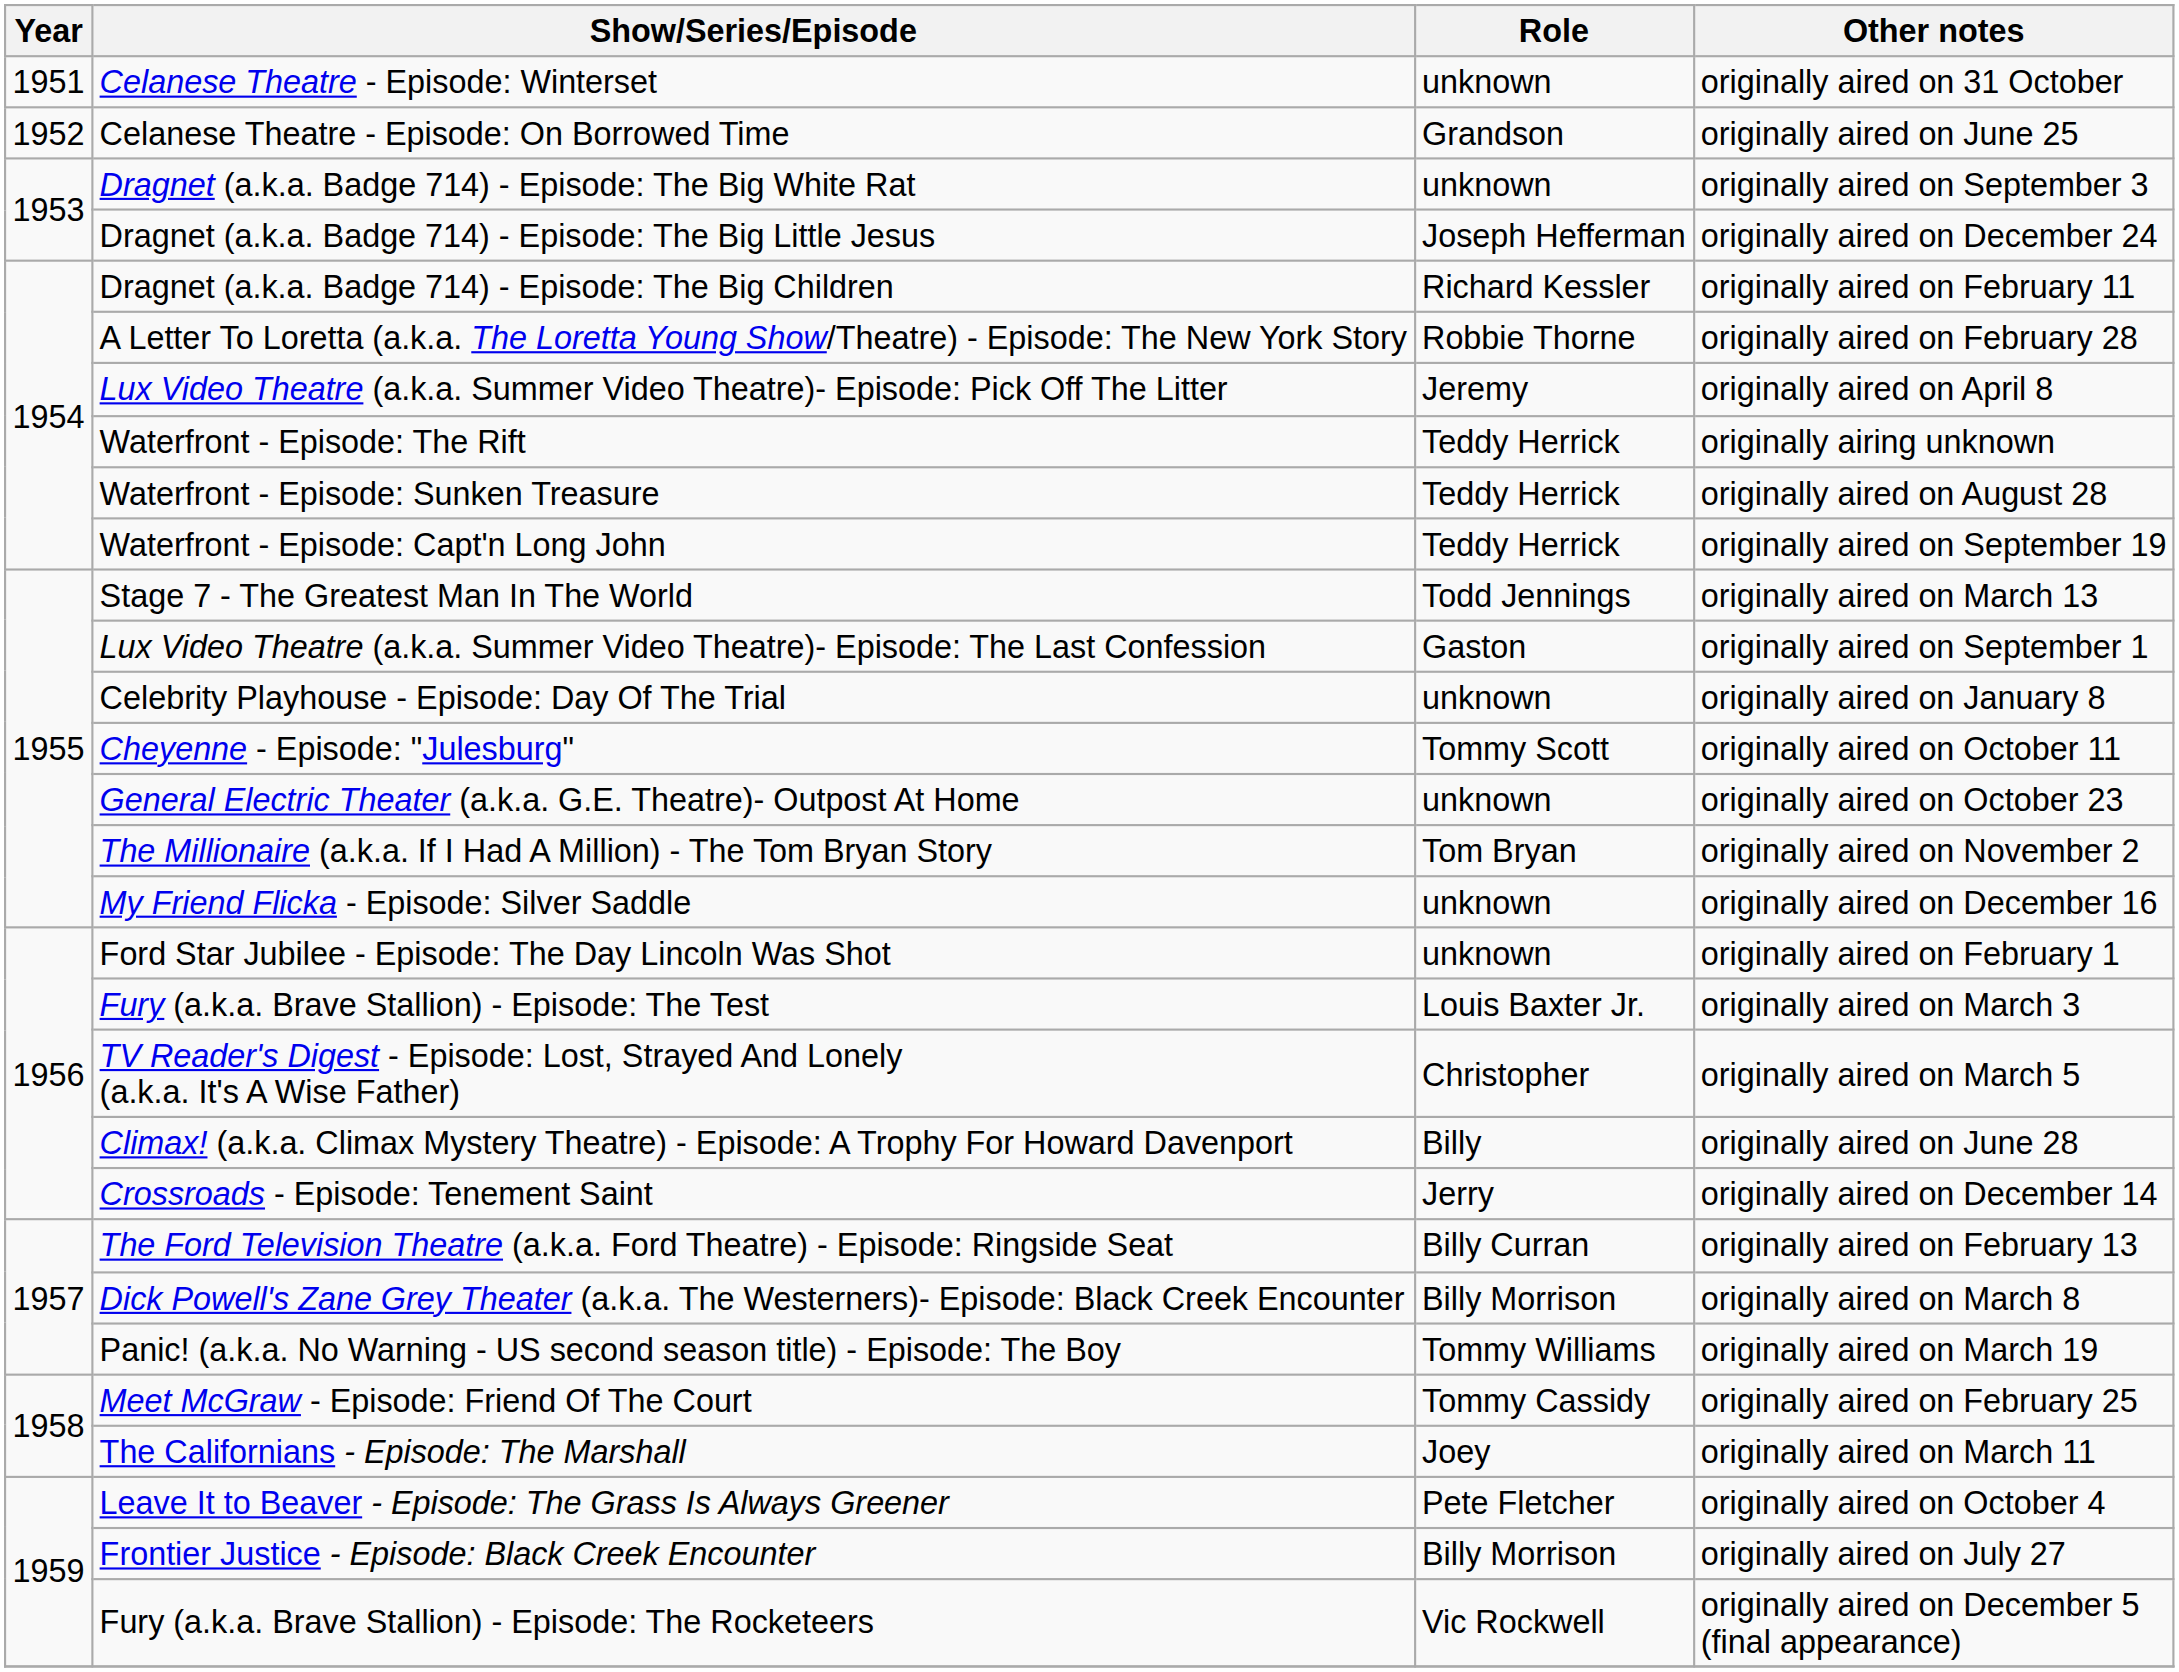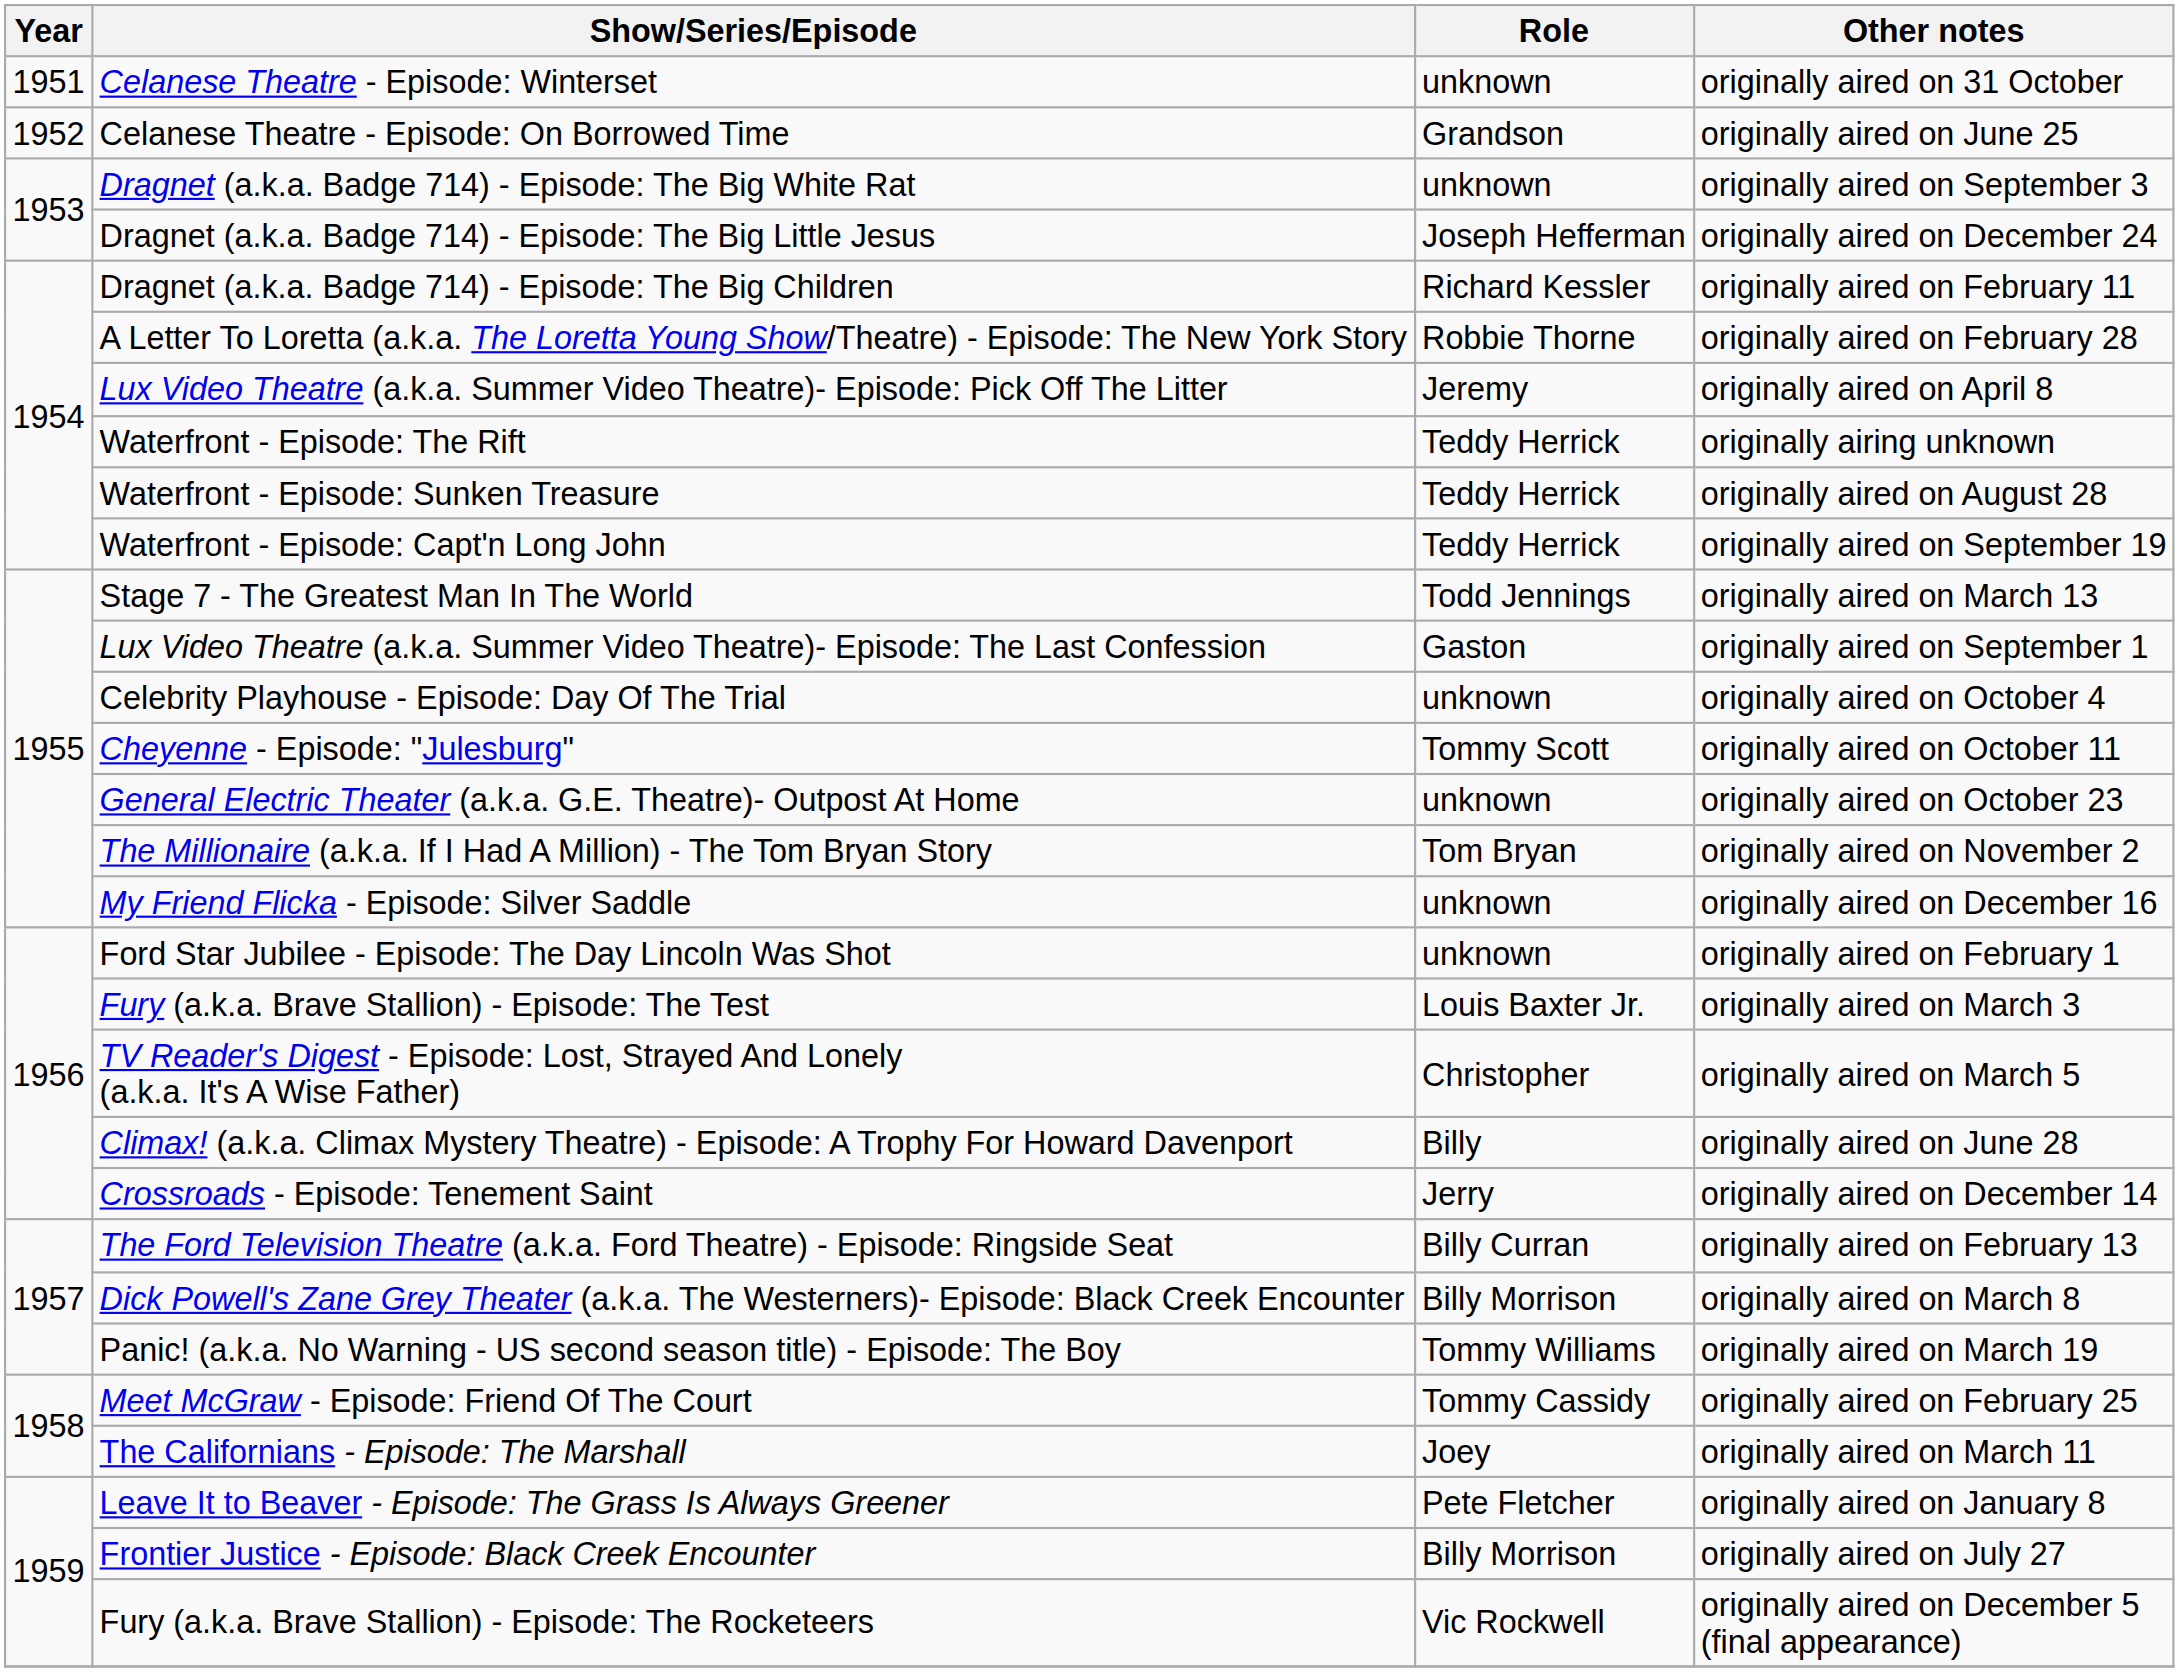(1903, 697) originally aired on January 8 -> (1903, 697) originally aired on October 4
(1903, 1502) originally aired on October 4 -> (1903, 1502) originally aired on January 8
